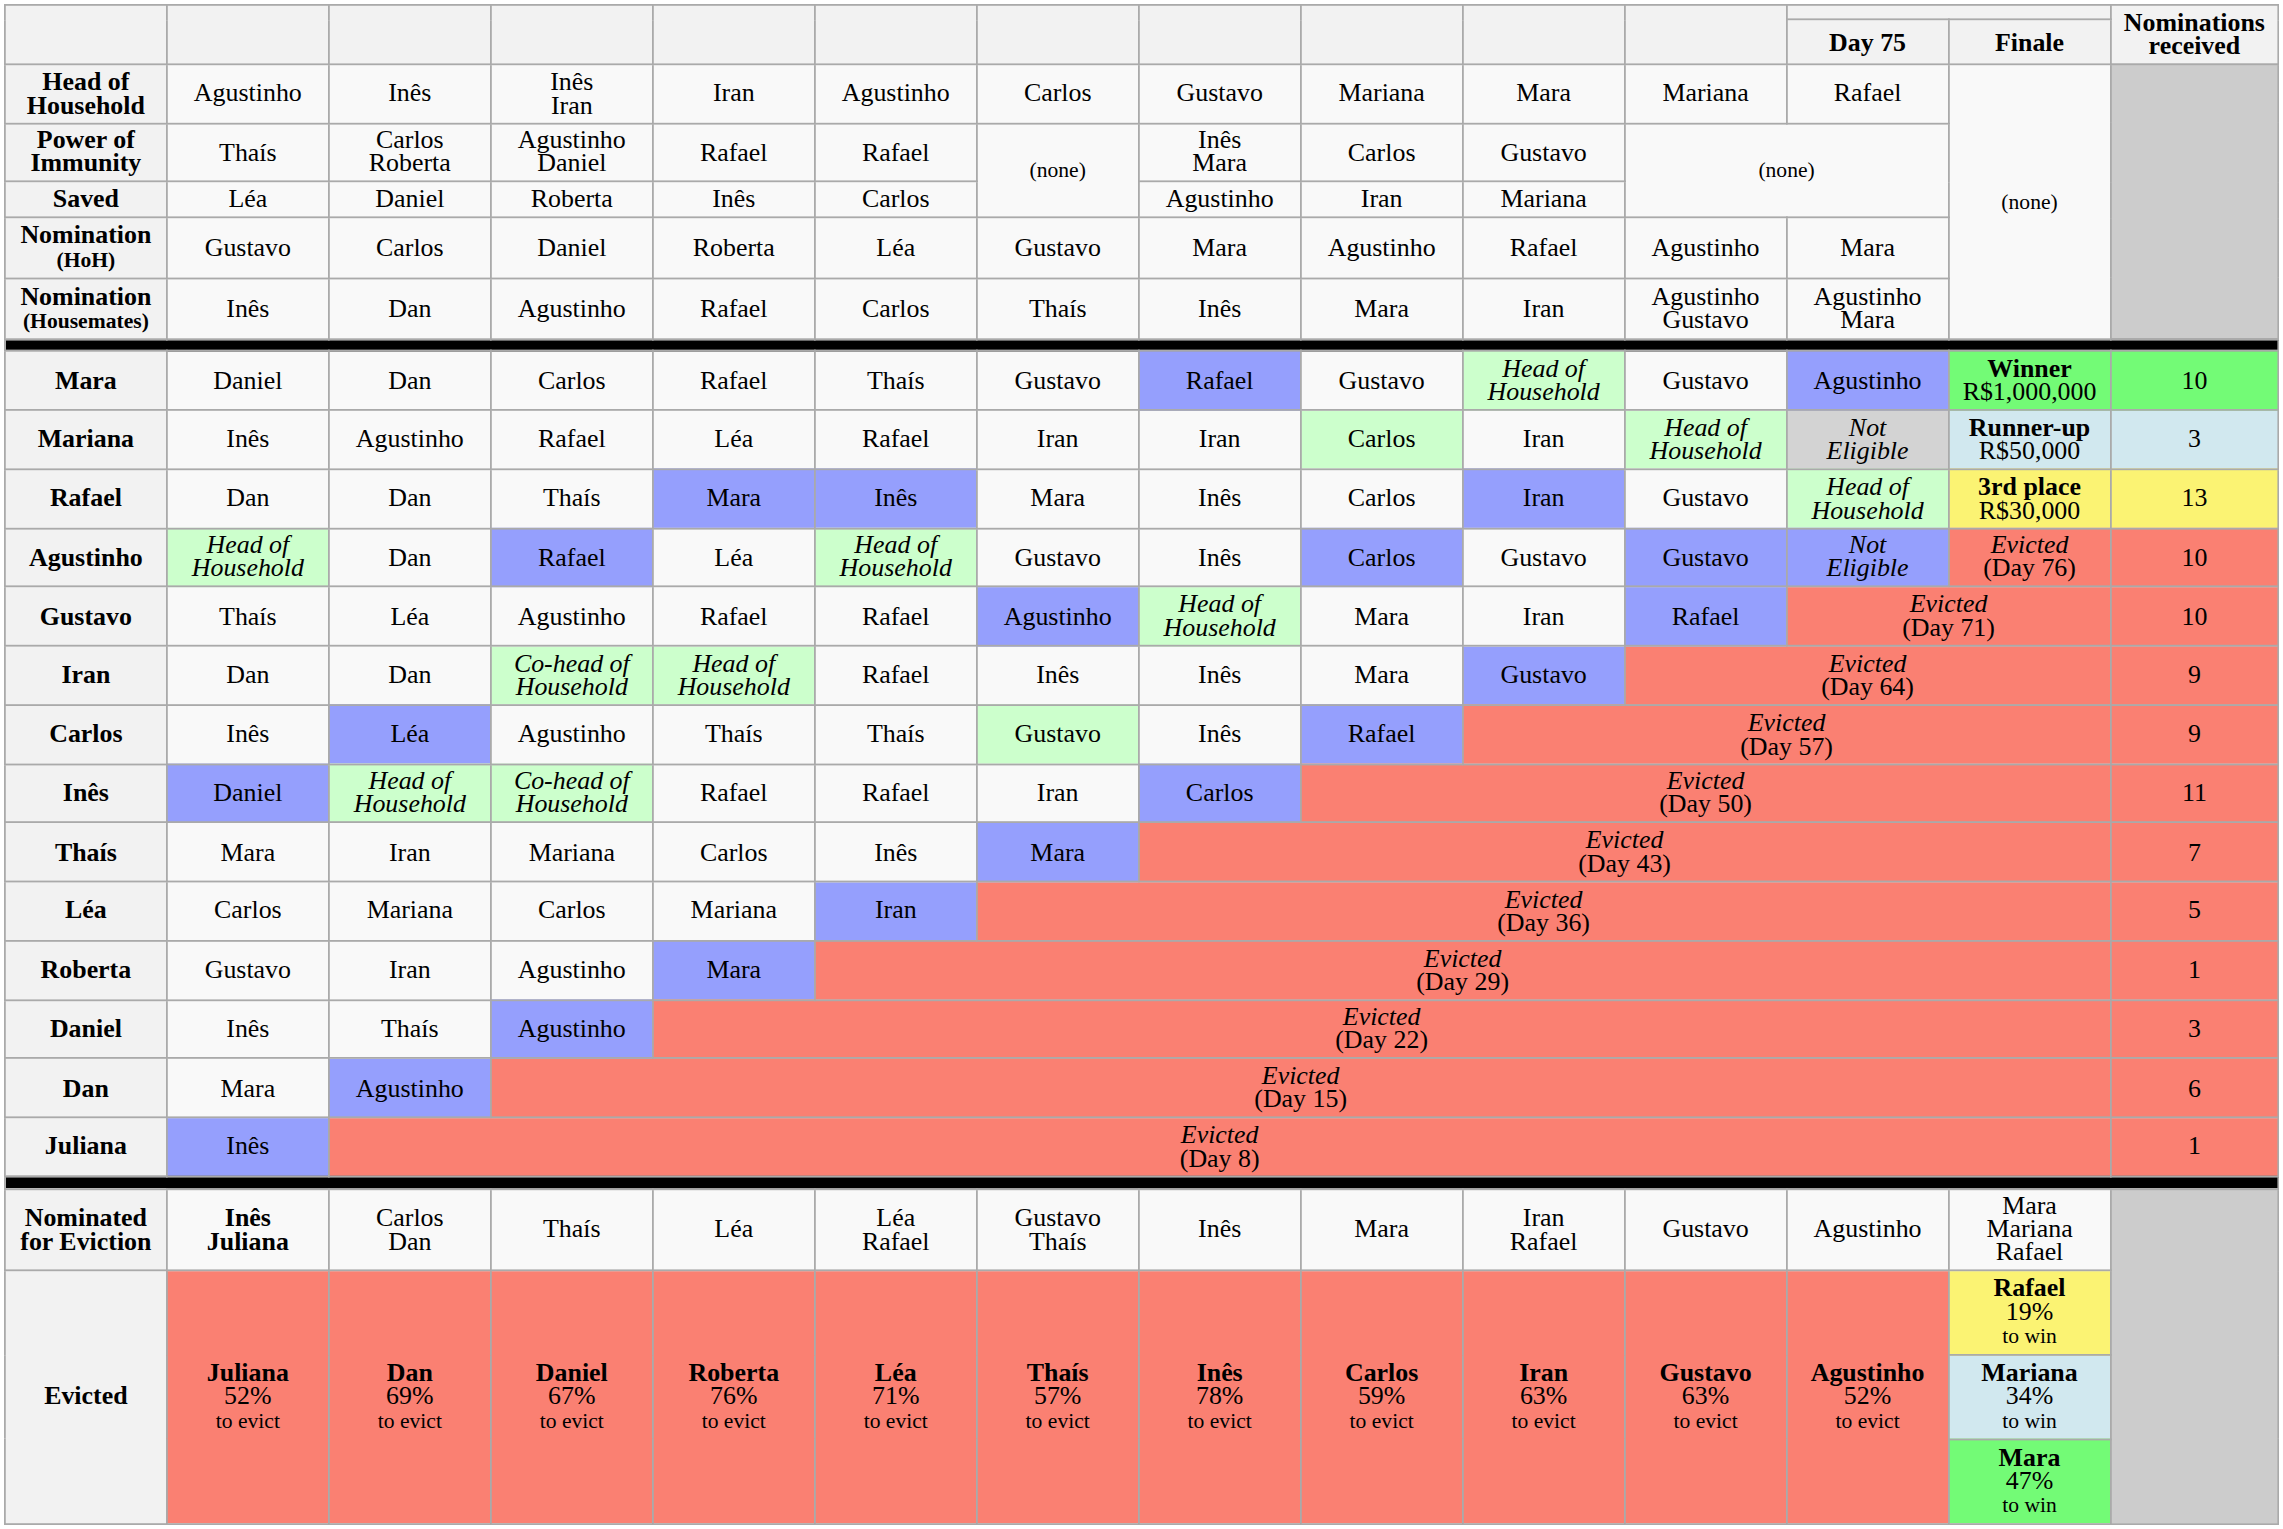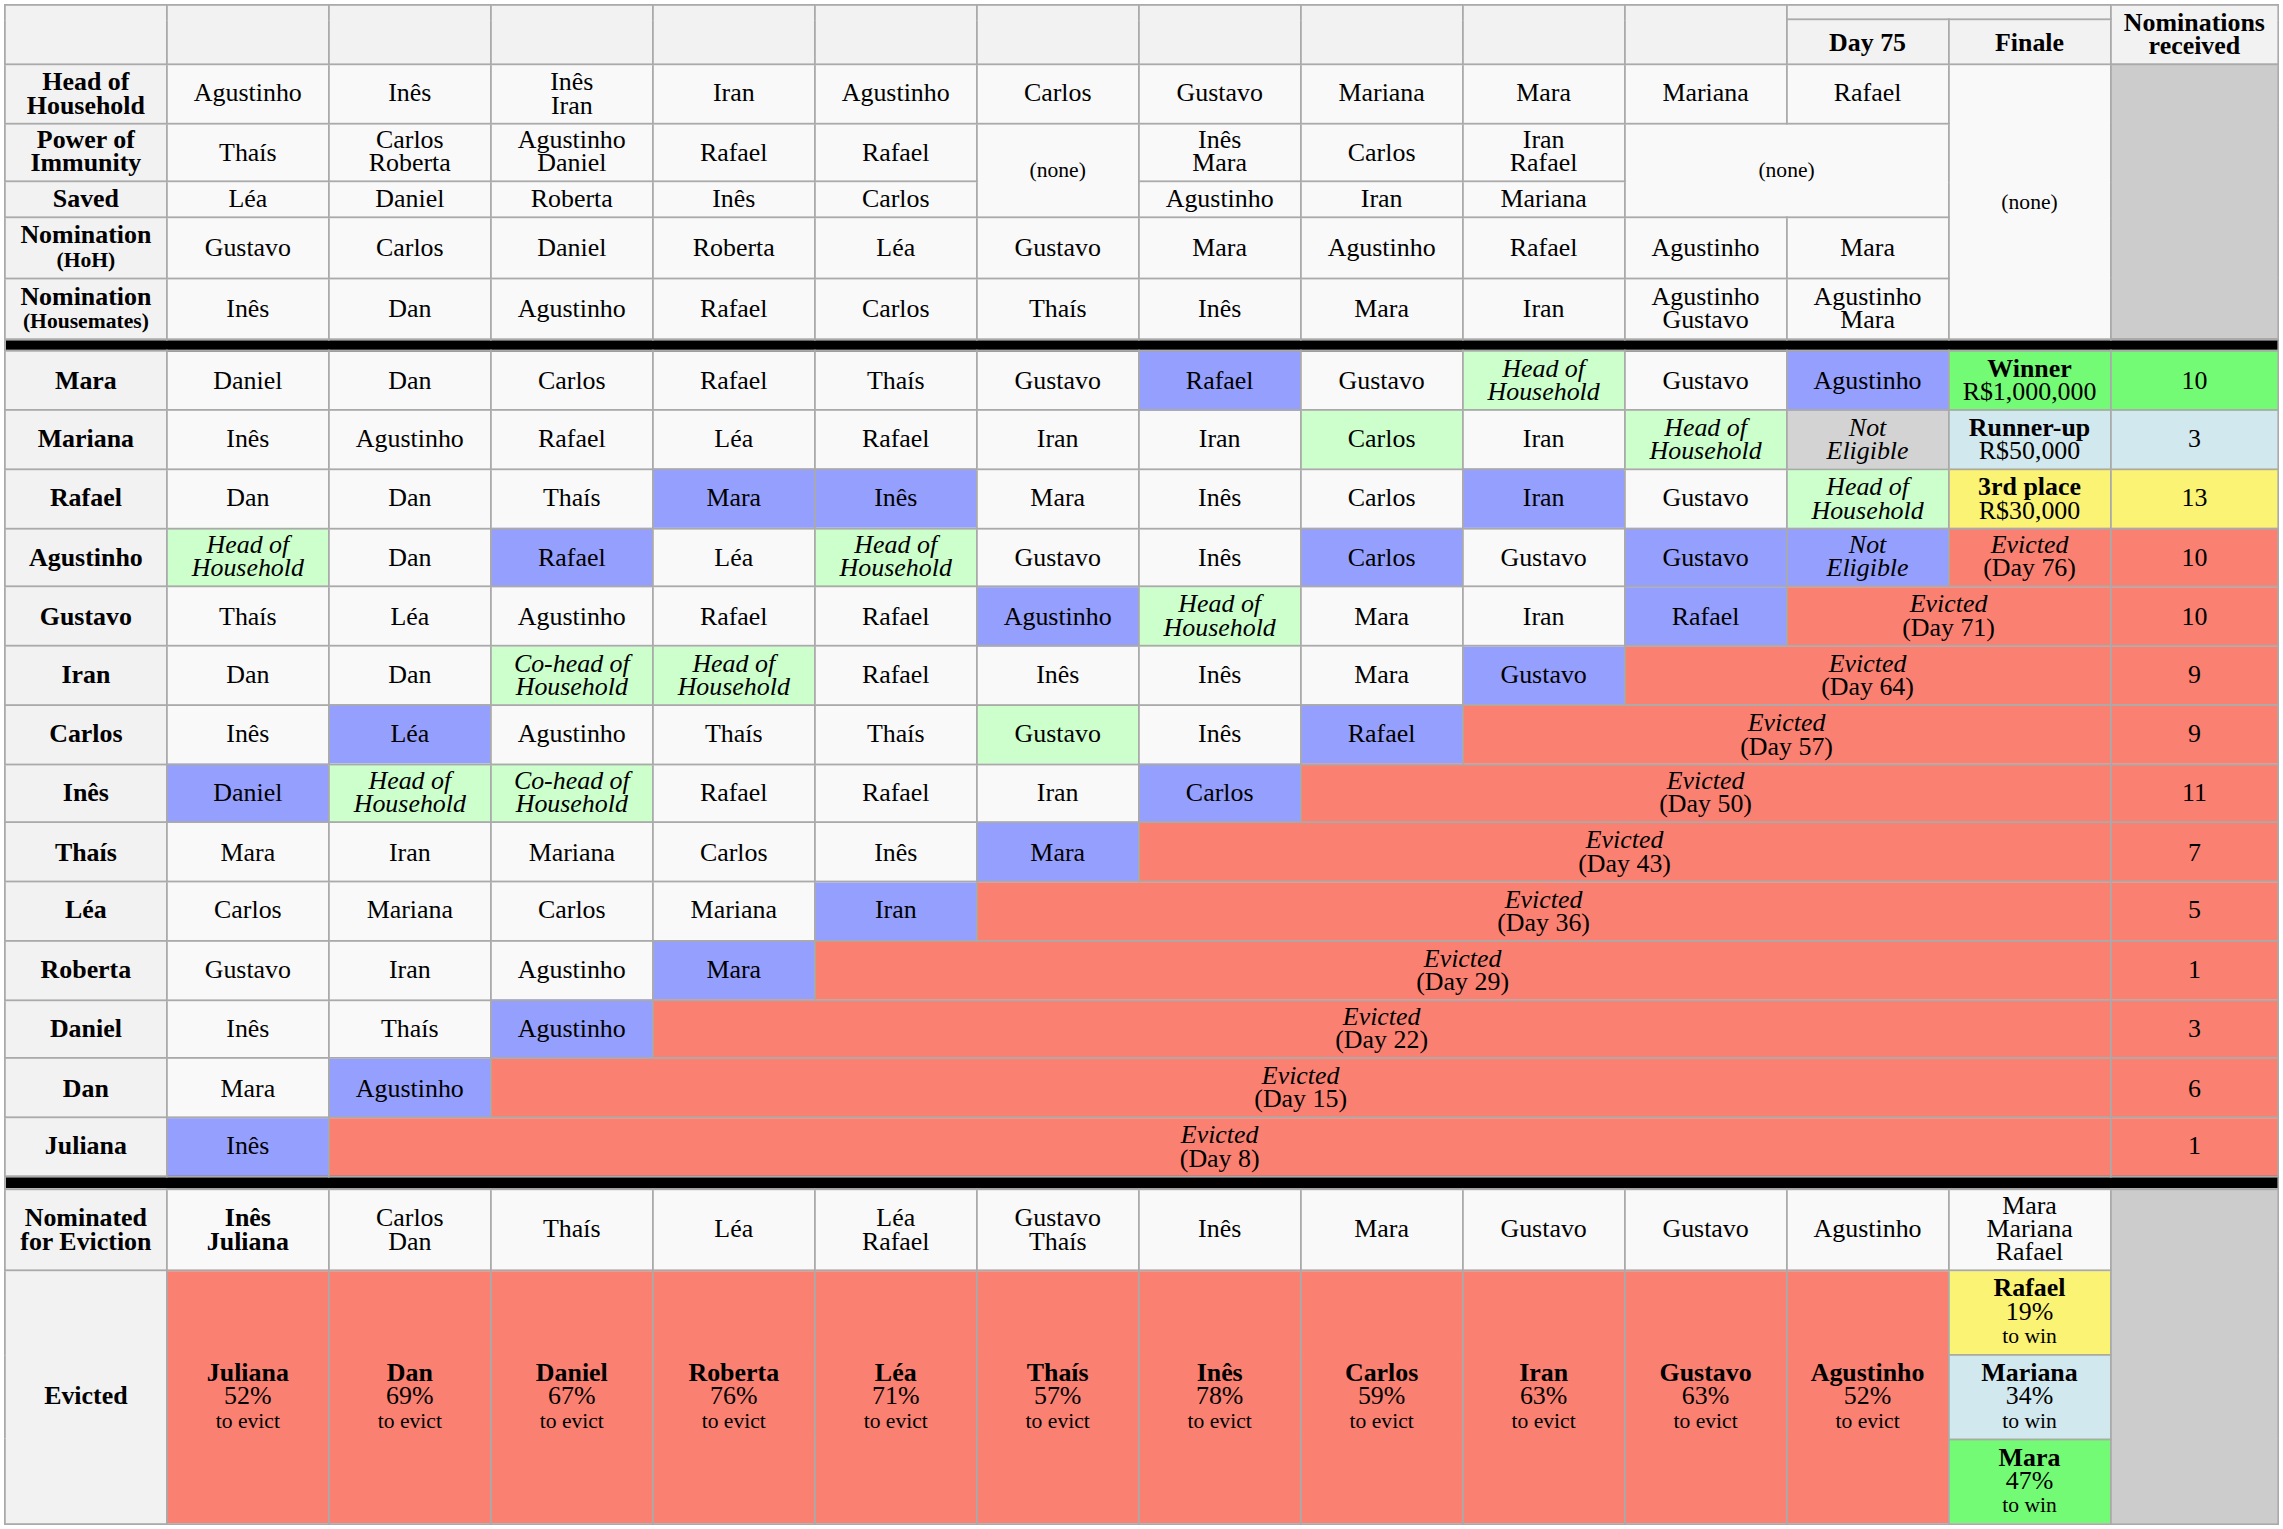(1544, 152) Gustavo -> (1544, 152) Iran Rafael
(1544, 1229) Iran Rafael -> (1544, 1229) Gustavo
